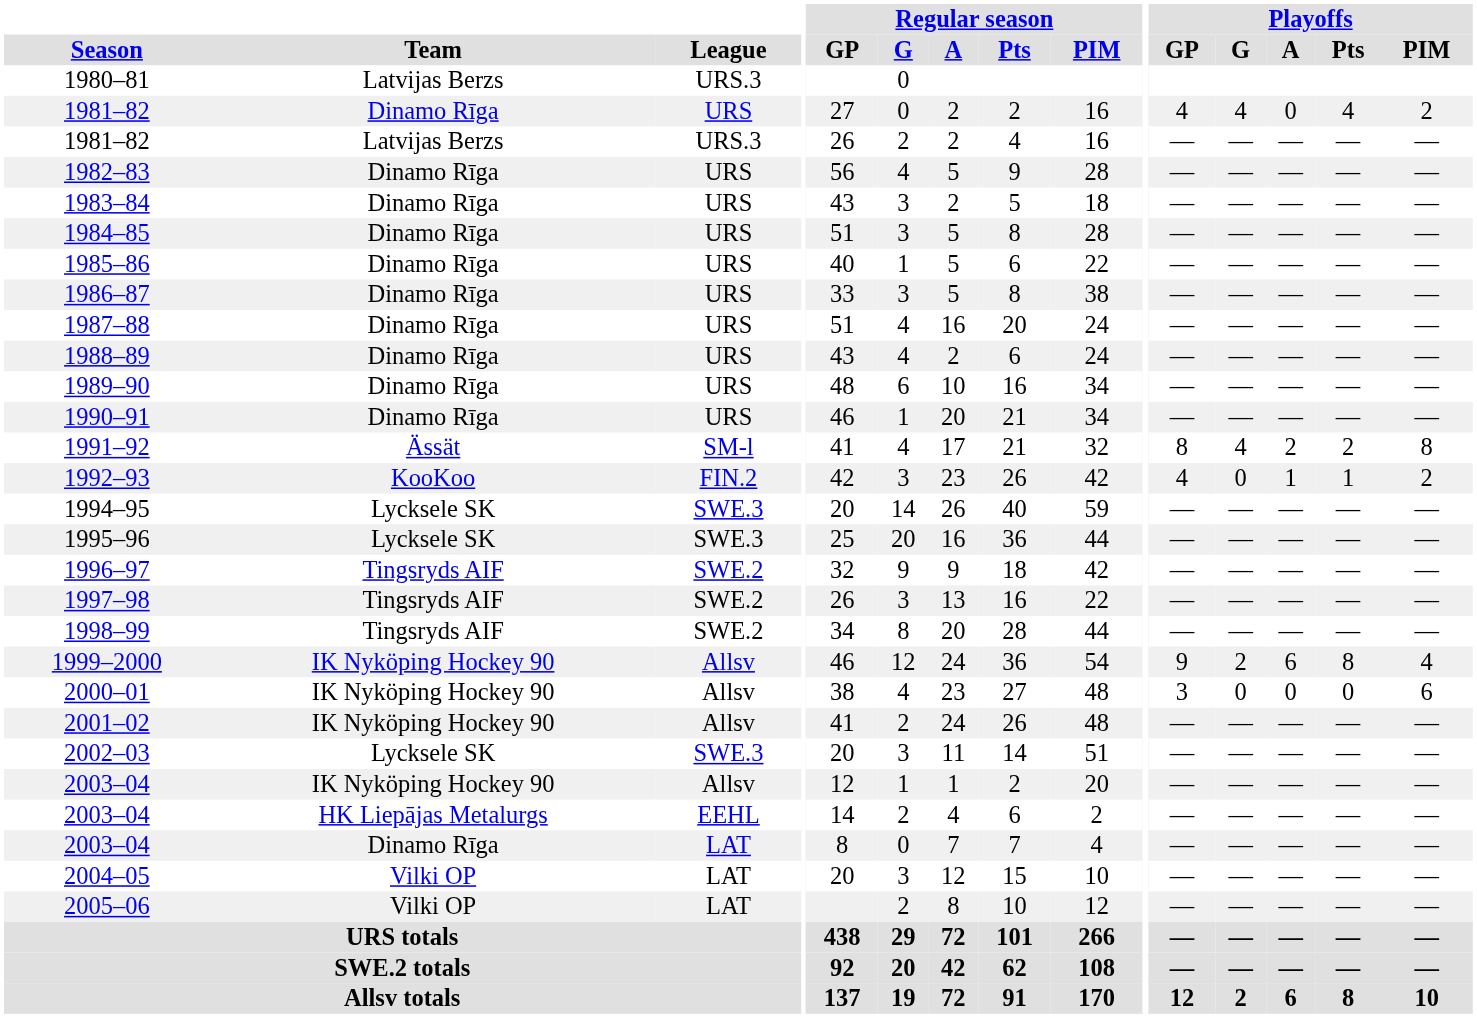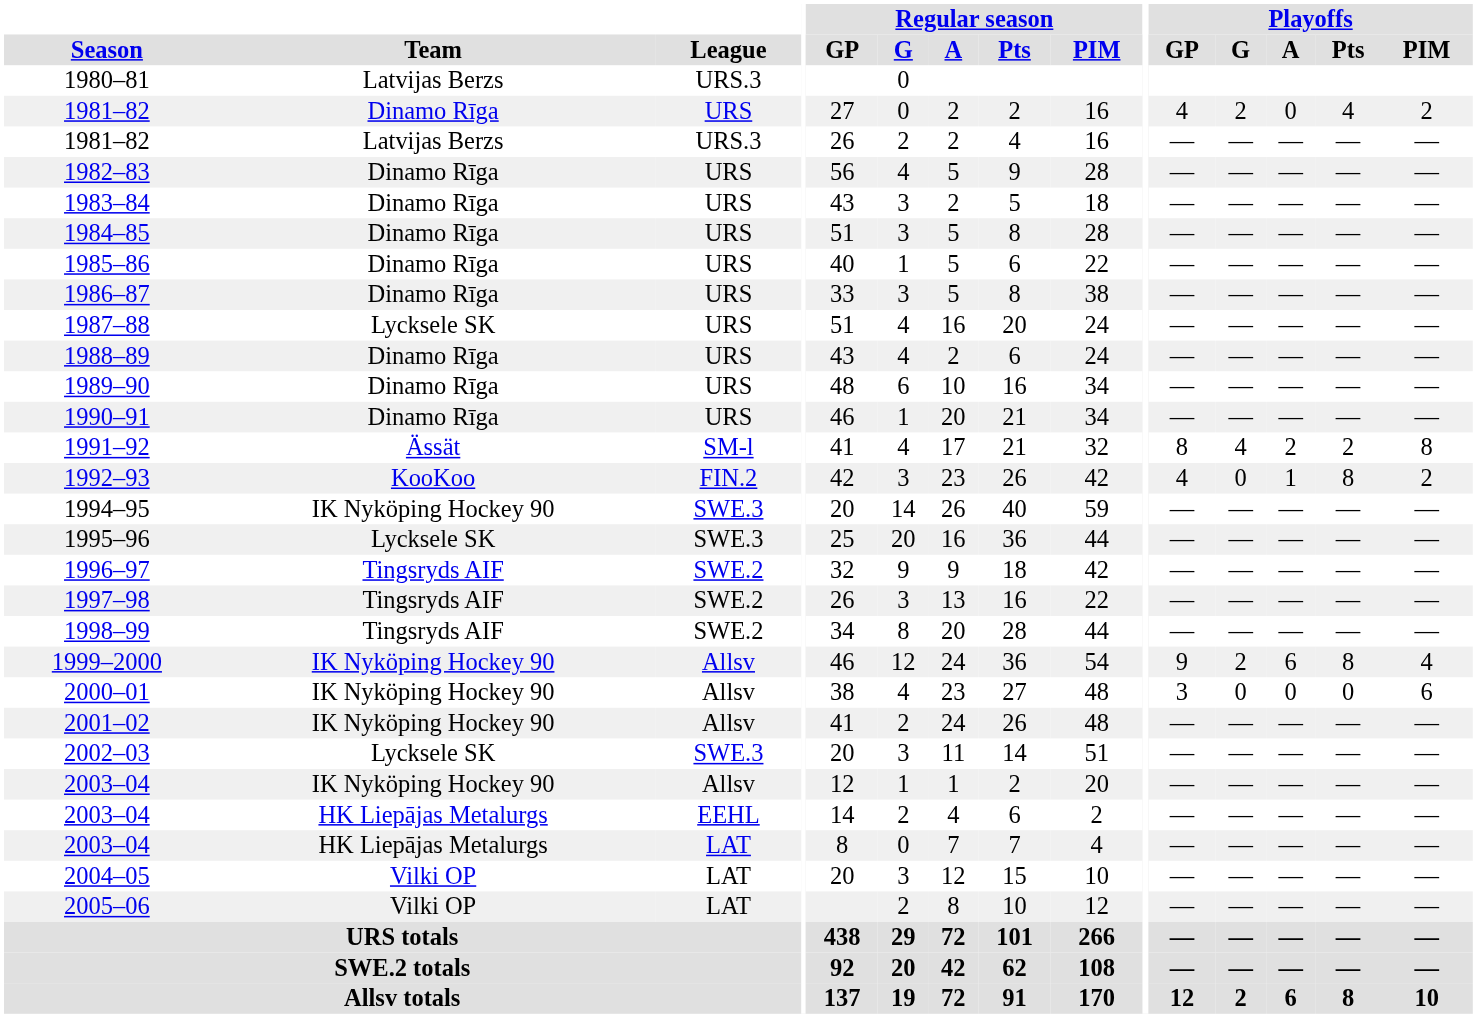(1241, 110) 4 -> (1241, 110) 2
(433, 325) Dinamo Rīga -> (433, 325) Lycksele SK
(1348, 478) 1 -> (1348, 478) 8
(433, 508) Lycksele SK -> (433, 508) IK Nyköping Hockey 90
(433, 845) Dinamo Rīga -> (433, 845) HK Liepājas Metalurgs
